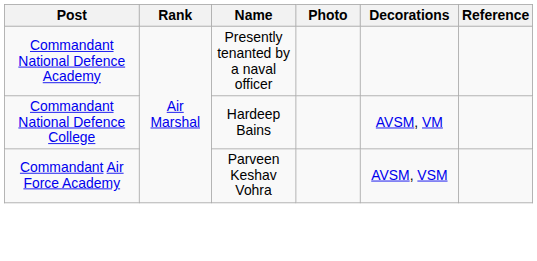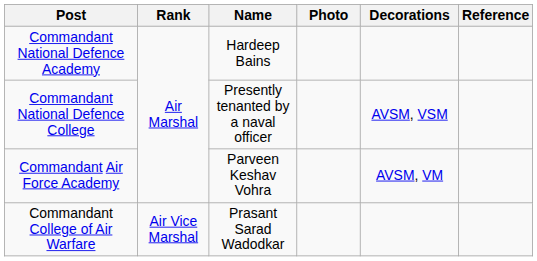(254, 61) Presently tenanted by a naval officer -> (253, 53) Hardeep Bains
(254, 122) Hardeep Bains -> (253, 114) Presently tenanted by a naval officer
(409, 122) AVSM, VM -> (410, 114) AVSM, VSM
(409, 175) AVSM, VSM -> (410, 175) AVSM, VM
+ row: (71, 229)
